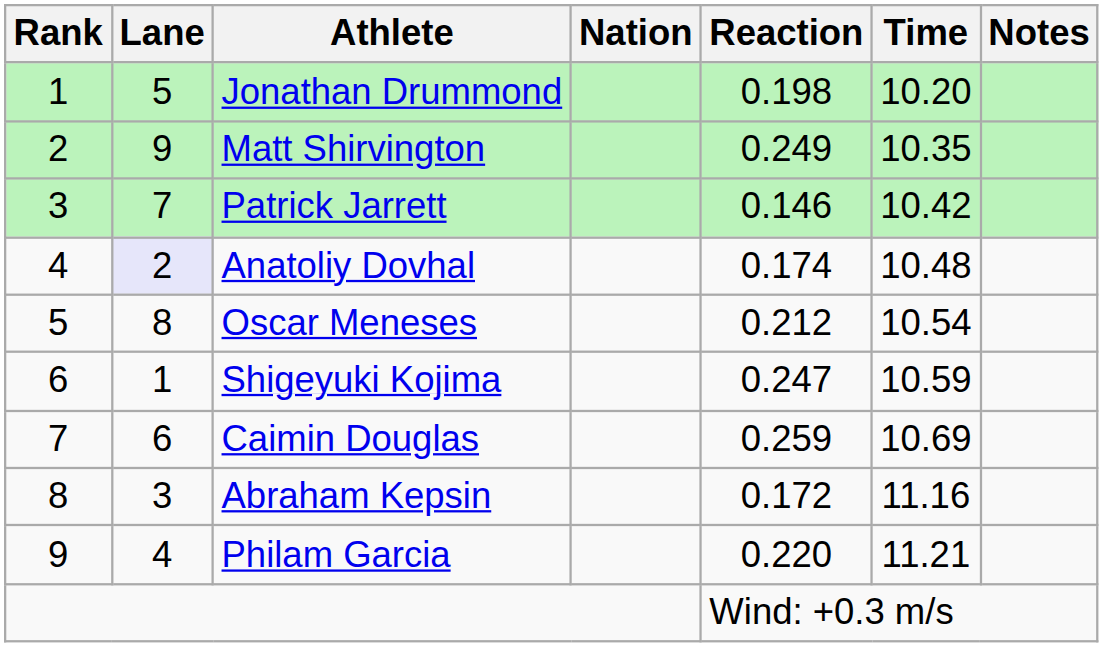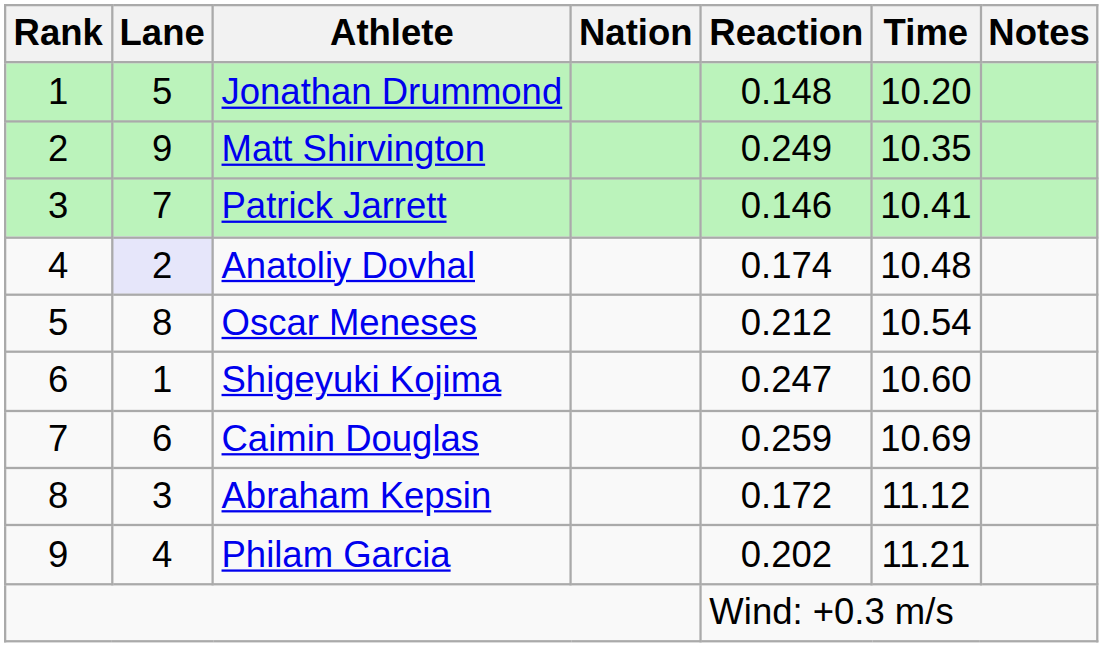(786, 91) 0.198 -> (786, 91) 0.148
(926, 206) 10.42 -> (926, 206) 10.41
(926, 380) 10.59 -> (926, 380) 10.60
(926, 496) 11.16 -> (926, 496) 11.12
(786, 554) 0.220 -> (786, 554) 0.202
